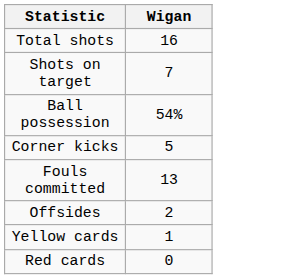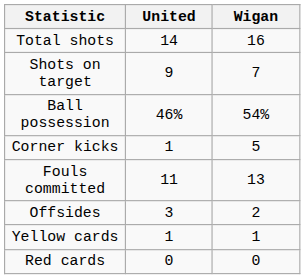+ column: (169, 17)
